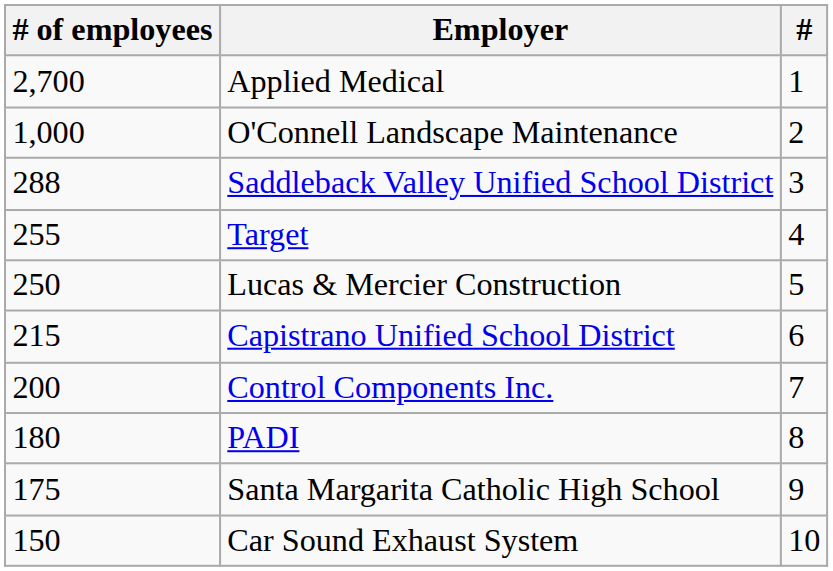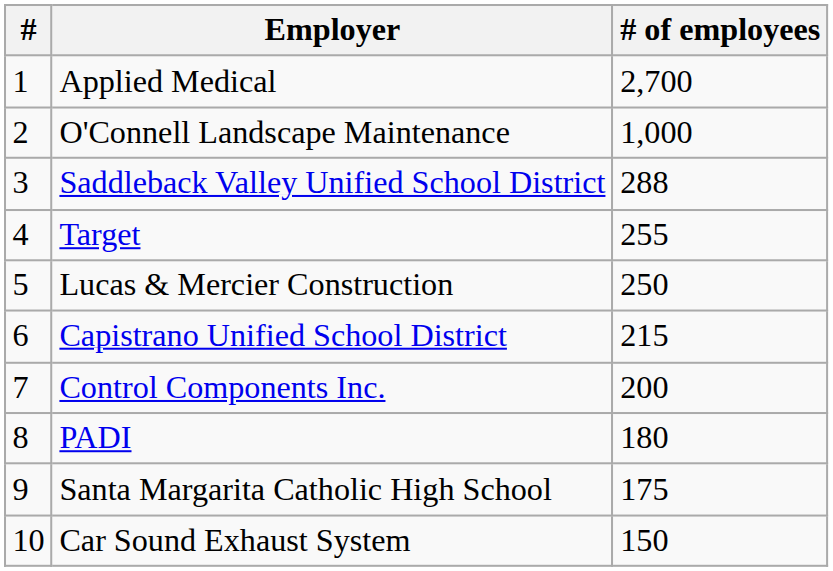columns swapped: (804, 30) <-> (112, 30)
